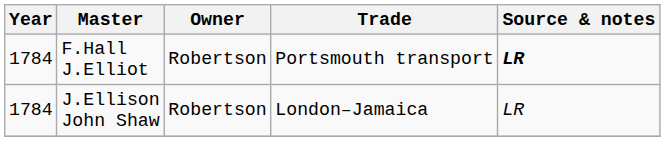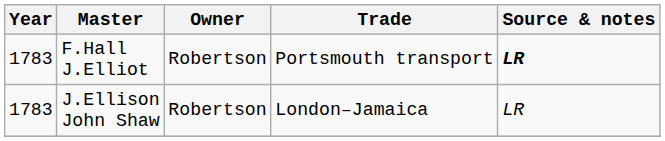(31, 60) 1784 -> (31, 60) 1783
(31, 110) 1784 -> (31, 110) 1783
